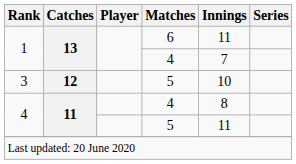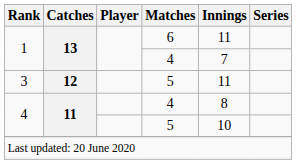(224, 81) 10 -> (224, 81) 11
(224, 125) 11 -> (224, 125) 10
